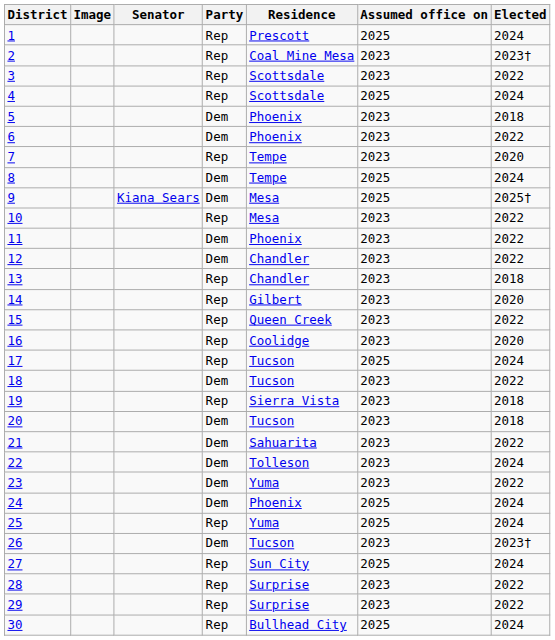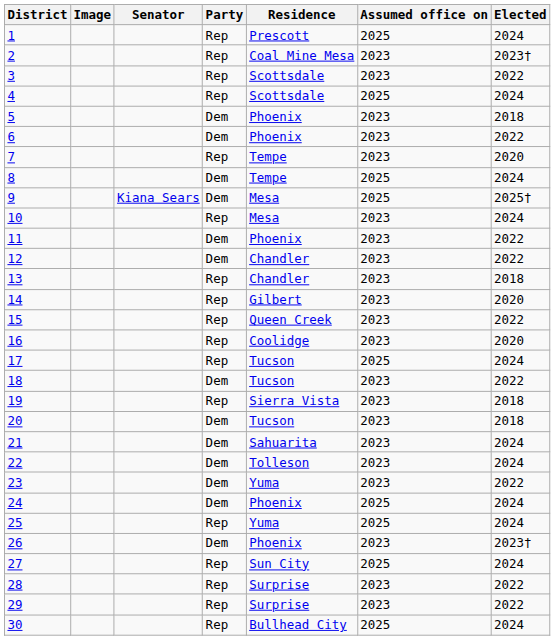(509, 218) 2022 -> (509, 218) 2024
(509, 442) 2022 -> (509, 442) 2024
(272, 543) Tucson -> (275, 543) Phoenix
